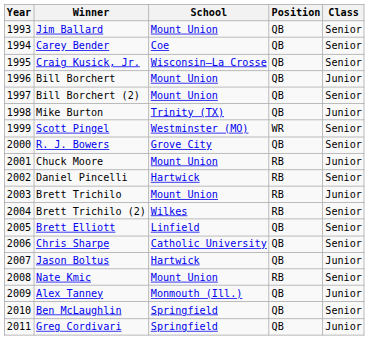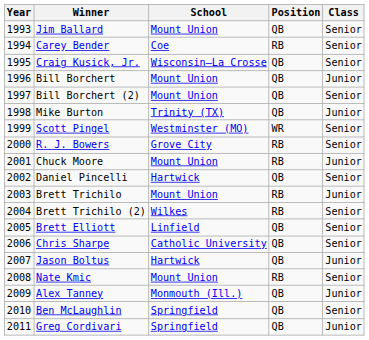(278, 46) QB -> (278, 46) RB
(278, 145) QB -> (278, 145) RB
(278, 178) RB -> (278, 178) QB
